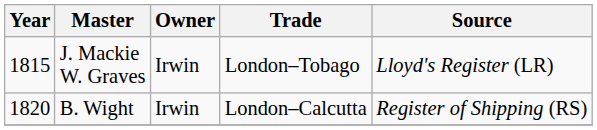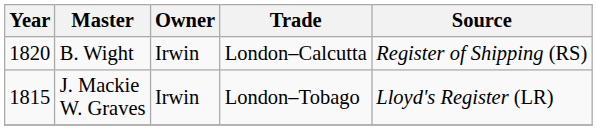rows swapped: (103, 64) <-> (97, 108)
